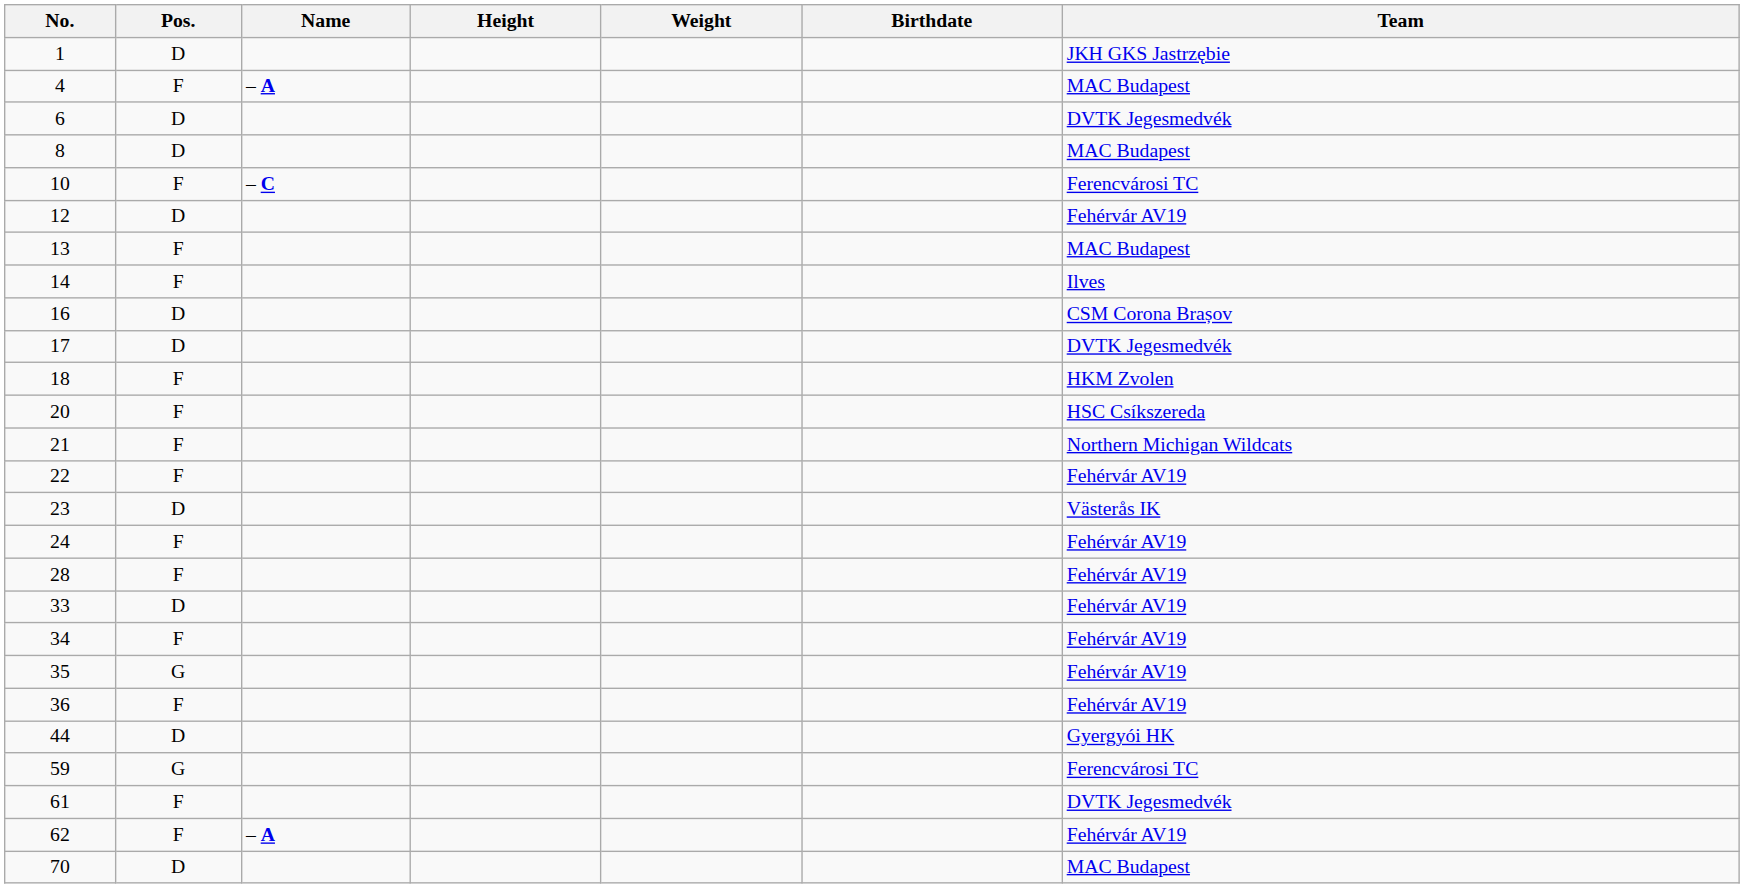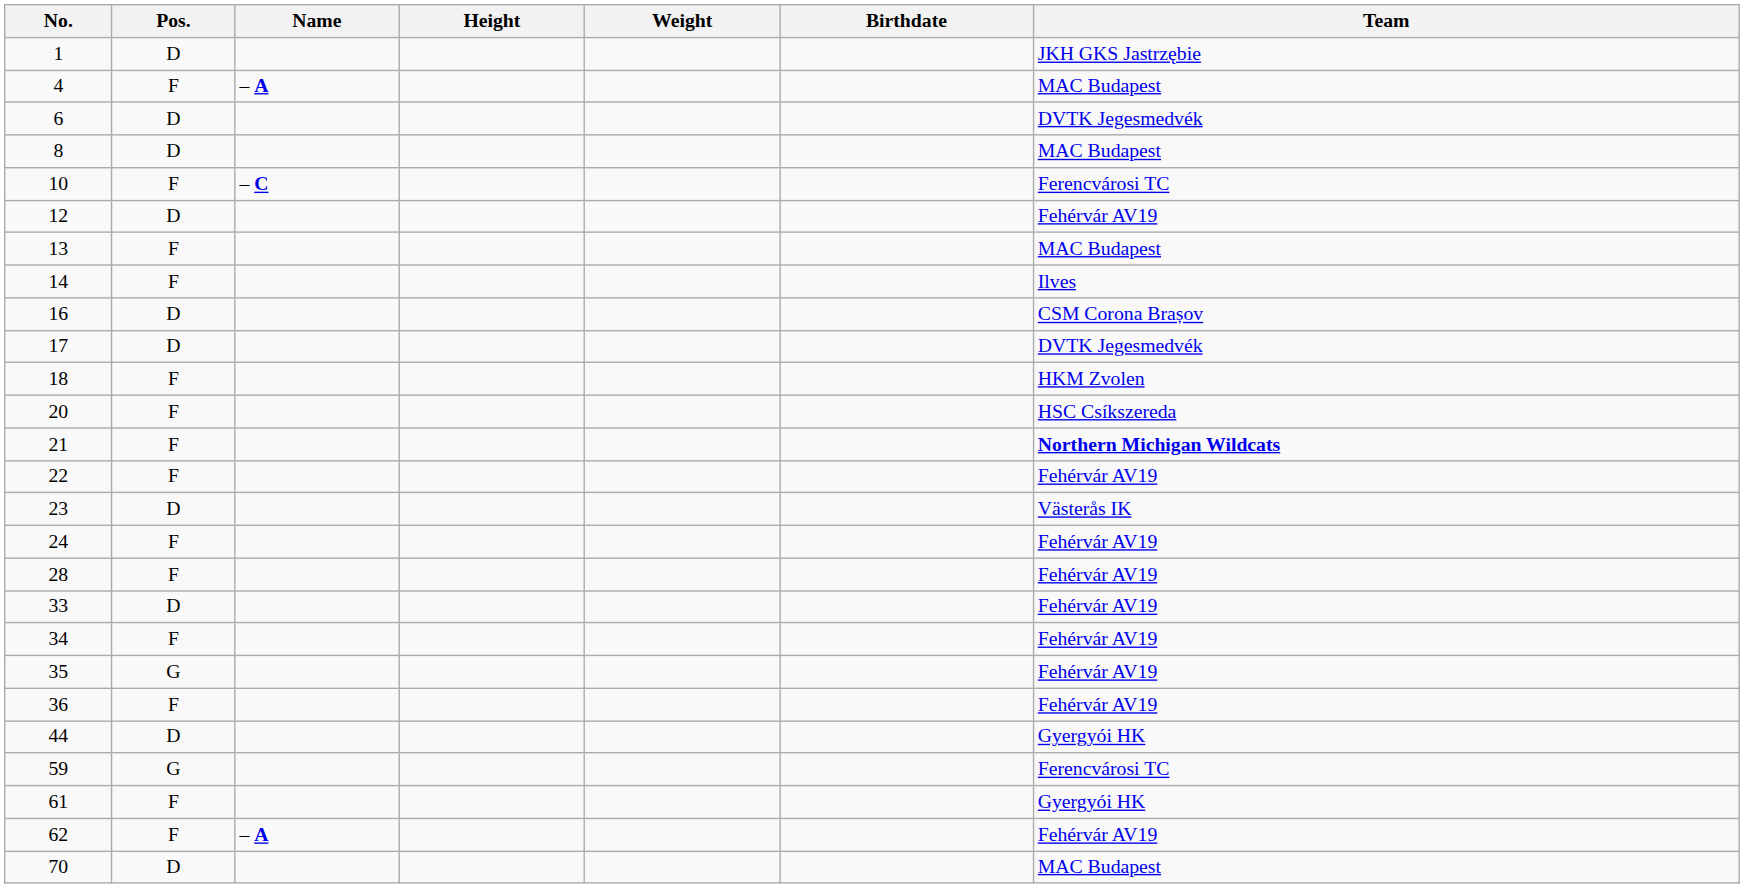(1179, 444) normal -> (1159, 444) bold
(1149, 802) DVTK Jegesmedvék -> (1092, 802) Gyergyói HK
